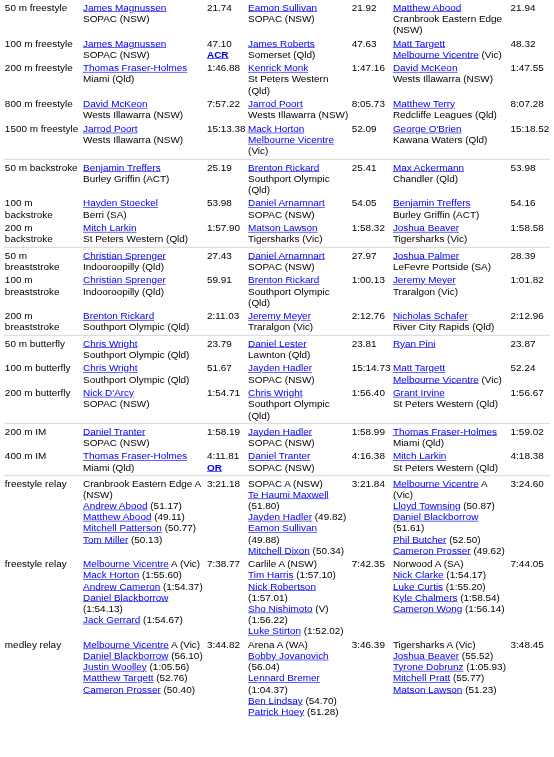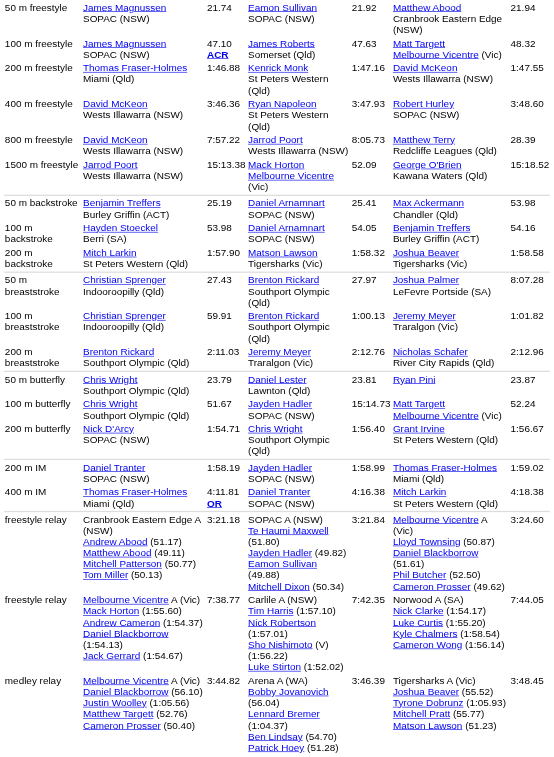+ row: (39, 104)
(527, 104) 8:07.28 -> (523, 140) 28.39
(289, 178) Brenton Rickard Southport Olympic (Qld) -> (286, 209) Daniel Arnamnart SOPAC (NSW)
(286, 261) Daniel Arnamnart SOPAC (NSW) -> (289, 291) Brenton Rickard Southport Olympic (Qld)
(523, 255) 28.39 -> (527, 280) 8:07.28
